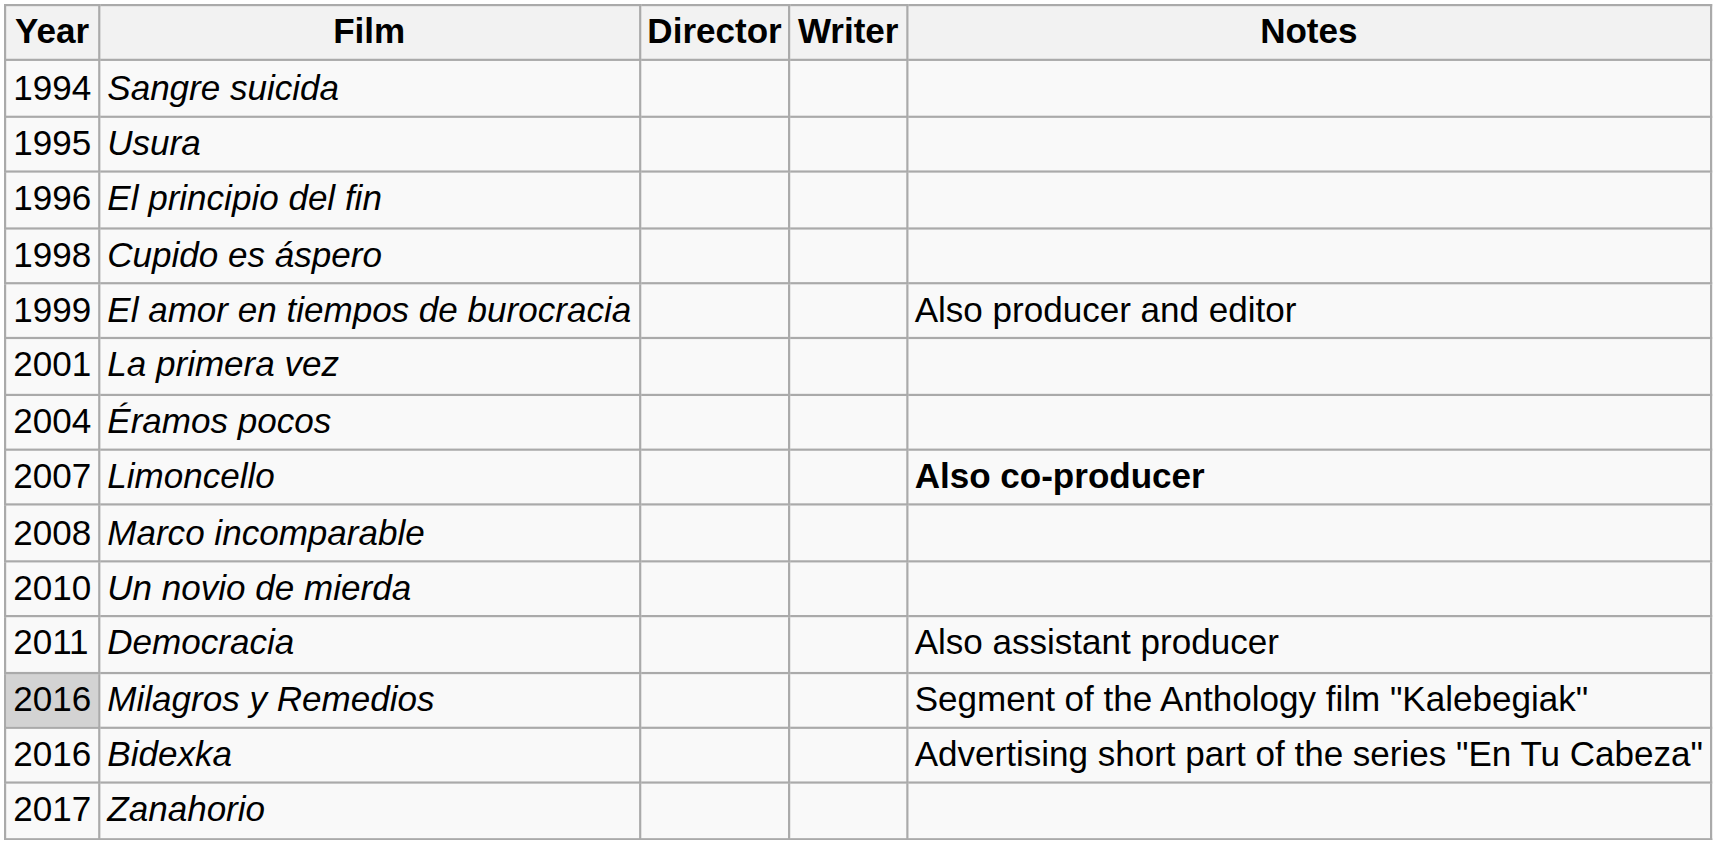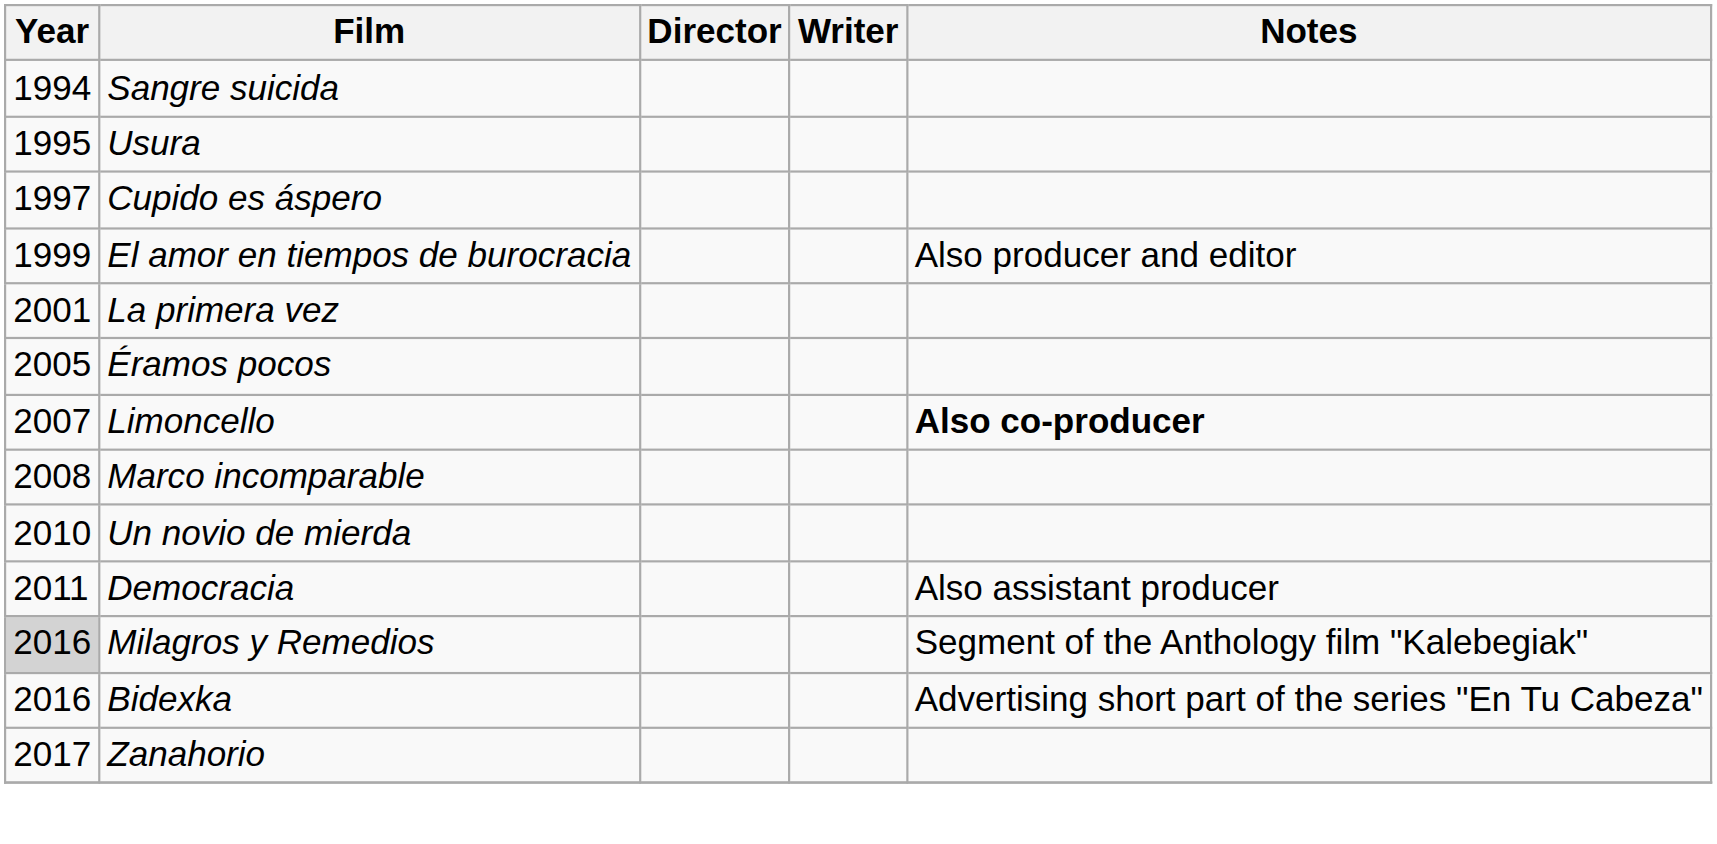- row: (245, 198)
(52, 254) 1998 -> (52, 198) 1997
(52, 421) 2004 -> (52, 365) 2005
